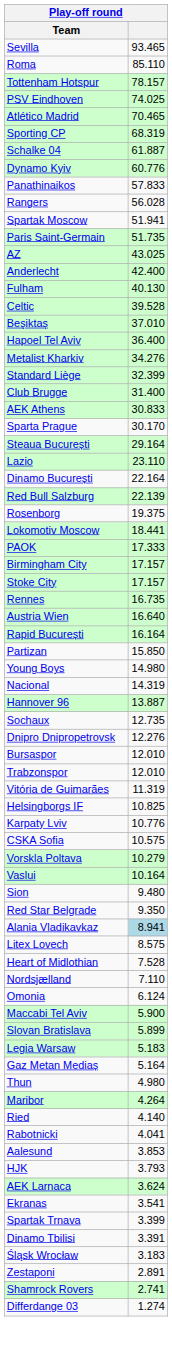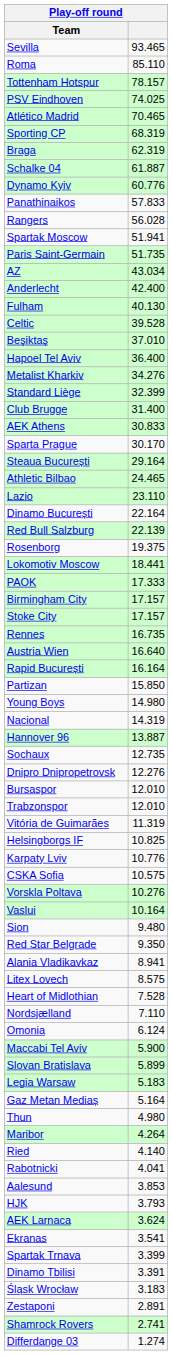+ row: (21, 151)
(148, 254) 43.025 -> (148, 271) 43.034
+ row: (41, 479)
(148, 858) 10.279 -> (148, 893) 10.276
(151, 927) lightblue background -> (151, 962) no background
